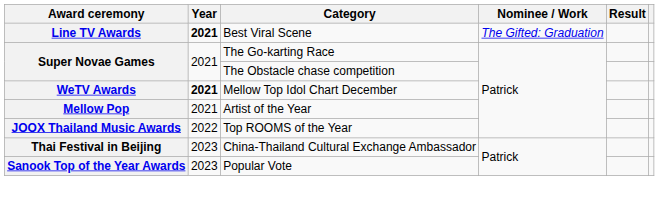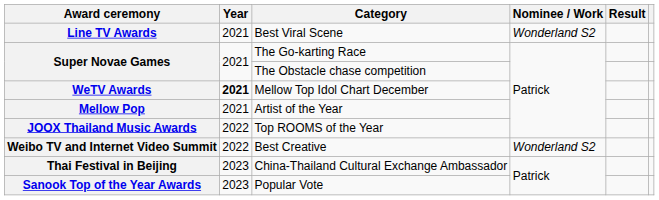(204, 33) bold -> (236, 33) normal
(543, 33) The Gifted: Graduation -> (554, 33) Wonderland S2
+ row: (290, 147)
